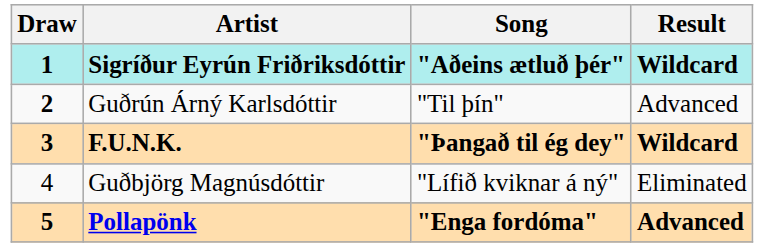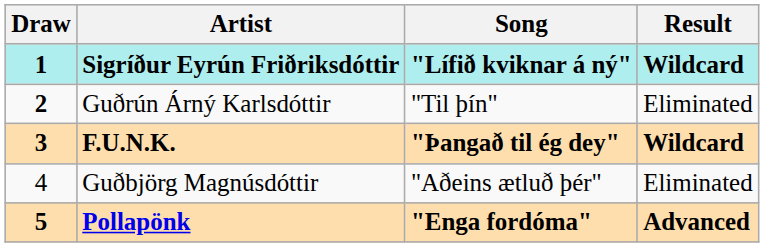(521, 63) "Aðeins ætluð þér" -> (521, 63) "Lífið kviknar á ný"
(688, 103) Advanced -> (698, 103) Eliminated
(518, 182) "Lífið kviknar á ný" -> (506, 182) "Aðeins ætluð þér"
